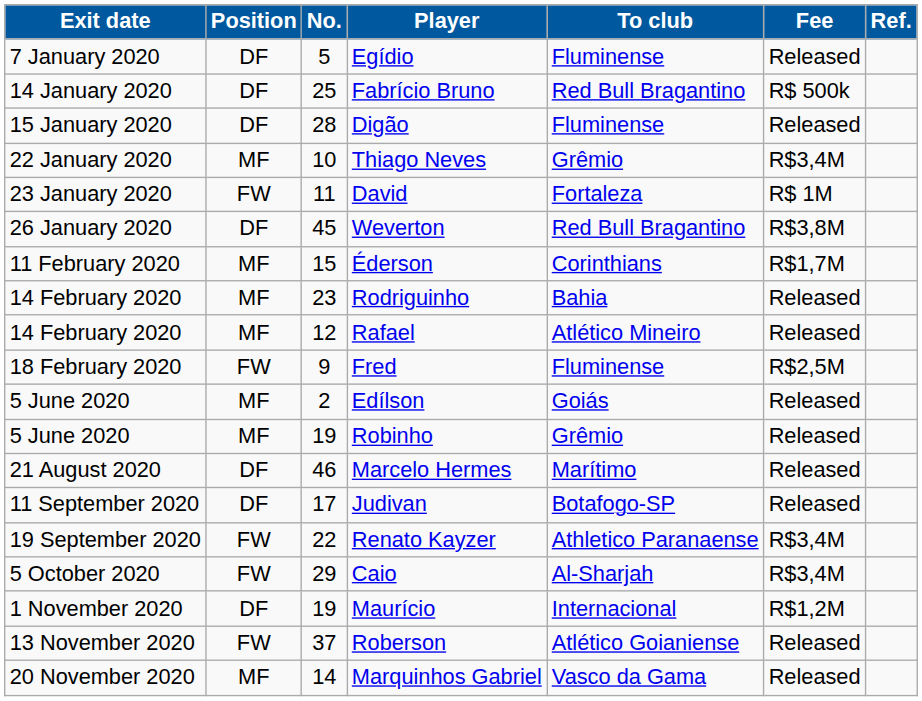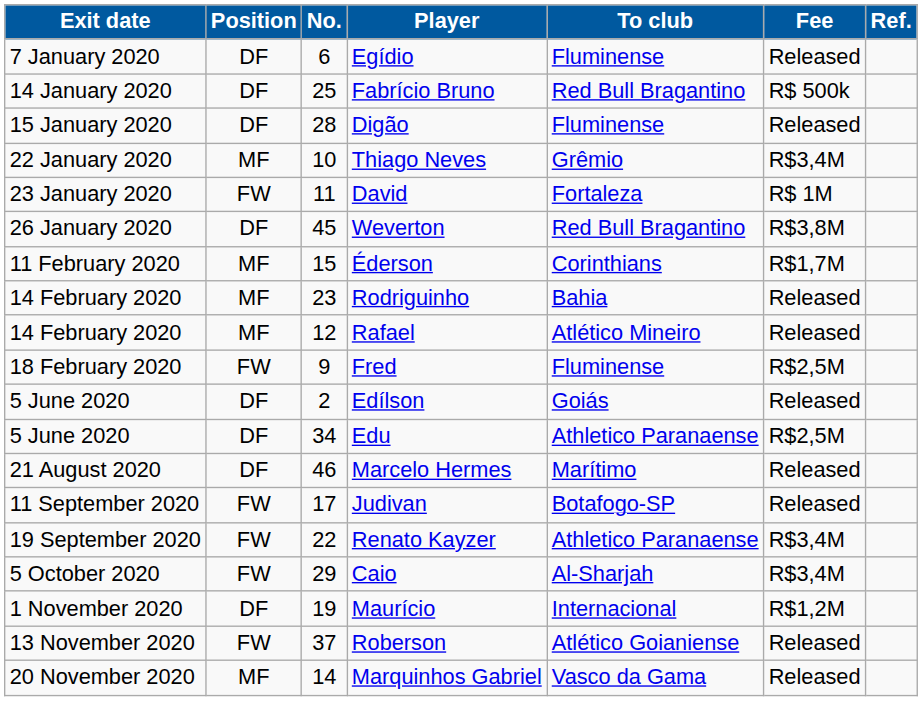(324, 56) 5 -> (324, 56) 6
(254, 401) MF -> (254, 401) DF
- row: (392, 435)
+ row: (371, 435)
(254, 504) DF -> (254, 504) FW
